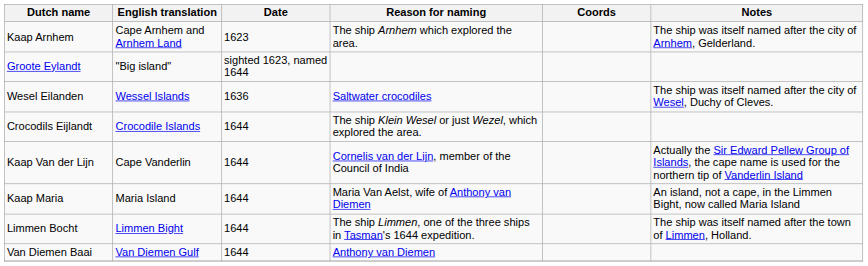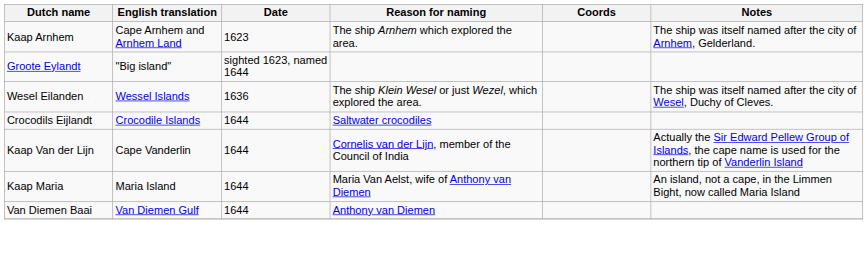(382, 96) Saltwater crocodiles -> (435, 96) The ship Klein Wesel or just Wezel, which explored the area.
(435, 126) The ship Klein Wesel or just Wezel, which explored the area. -> (382, 120) Saltwater crocodiles
- row: (42, 228)
